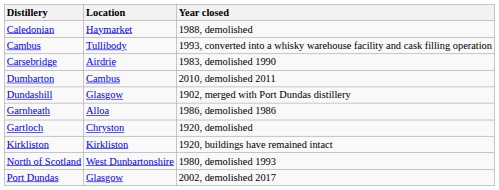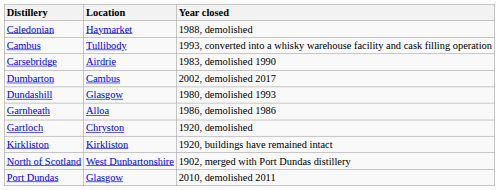(227, 78) 2010, demolished 2011 -> (227, 78) 2002, demolished 2017
(265, 95) 1902, merged with Port Dundas distillery -> (227, 95) 1980, demolished 1993
(227, 161) 1980, demolished 1993 -> (265, 161) 1902, merged with Port Dundas distillery
(227, 177) 2002, demolished 2017 -> (227, 177) 2010, demolished 2011
